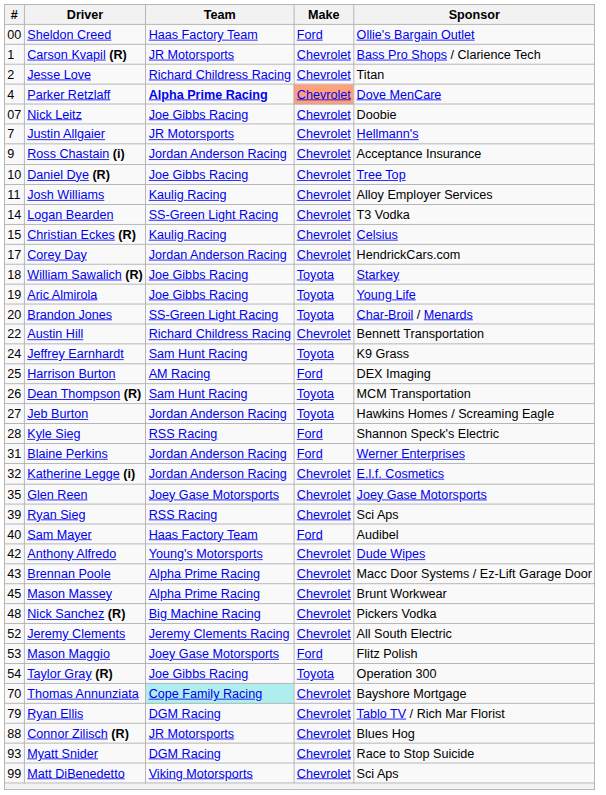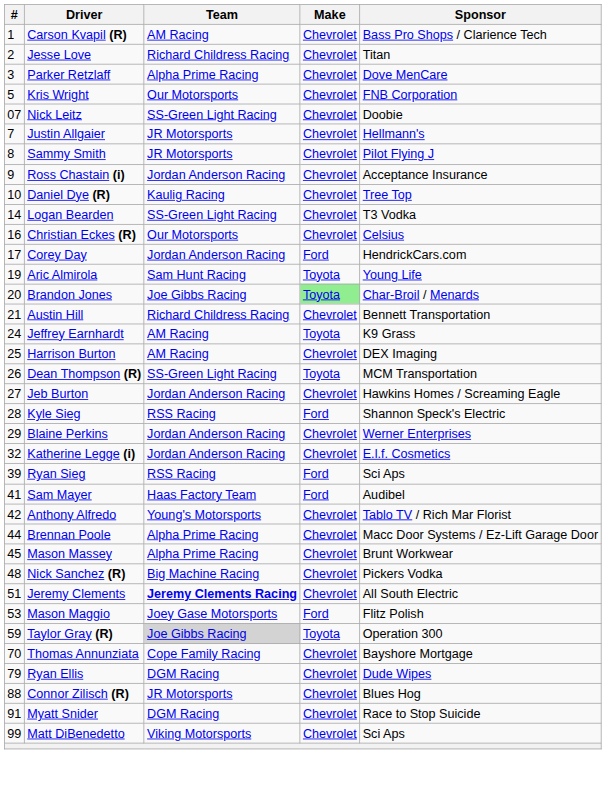- row: (69, 35)
(191, 55) JR Motorsports -> (178, 35) AM Racing
(11, 94) 4 -> (11, 75) 3
(208, 94) bold -> (203, 75) normal
(324, 94) lightsalmon background -> (330, 75) no background
+ row: (58, 94)
(198, 114) Joe Gibbs Racing -> (212, 114) SS-Green Light Racing
+ row: (66, 154)
(198, 174) Joe Gibbs Racing -> (186, 194) Kaulig Racing
- row: (66, 194)
(14, 234) 15 -> (14, 234) 16
(188, 234) Kaulig Racing -> (193, 234) Our Motorsports
(324, 254) Chevrolet -> (316, 254) Ford
- row: (85, 274)
(198, 294) Joe Gibbs Racing -> (196, 274) Sam Hunt Racing
(214, 314) SS-Green Light Racing -> (197, 294) Joe Gibbs Racing
(315, 314) no background -> (321, 294) lightgreen background
(14, 334) 22 -> (14, 314) 21
(198, 354) Sam Hunt Racing -> (178, 334) AM Racing
(310, 374) Ford -> (330, 354) Chevrolet
(198, 394) Sam Hunt Racing -> (212, 374) SS-Green Light Racing
(315, 414) Toyota -> (330, 394) Chevrolet
(14, 454) 31 -> (14, 434) 29
(310, 454) Ford -> (330, 434) Chevrolet
- row: (57, 494)
(324, 514) Chevrolet -> (316, 474) Ford
(14, 534) 40 -> (14, 494) 41
(391, 554) Dude Wipes -> (437, 514) Tablo TV / Rich Mar Florist
(14, 574) 43 -> (14, 534) 44
(14, 634) 52 -> (14, 594) 51
(219, 634) normal -> (222, 594) bold
(14, 674) 54 -> (14, 634) 59
(198, 674) no background -> (197, 634) lightgrey background
(205, 694) paleturquoise background -> (204, 654) no background
(431, 714) Tablo TV / Rich Mar Florist -> (397, 674) Dude Wipes
(14, 754) 93 -> (14, 714) 91
